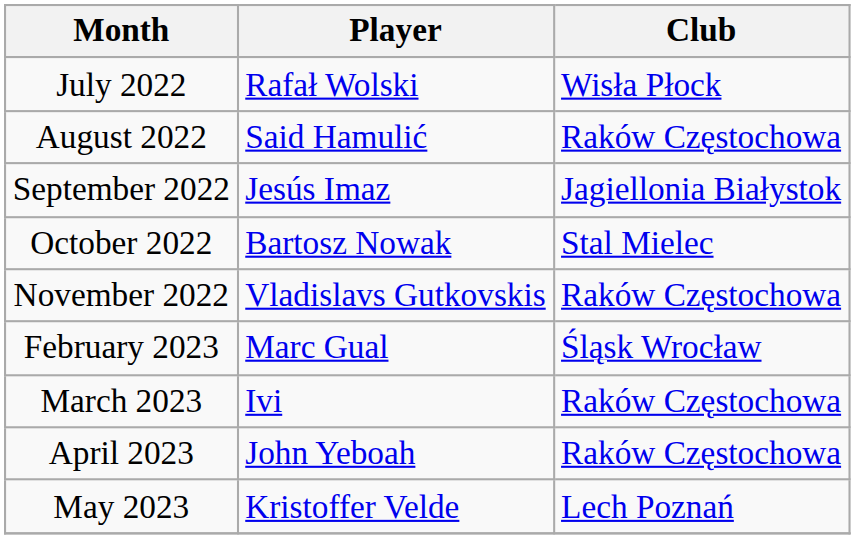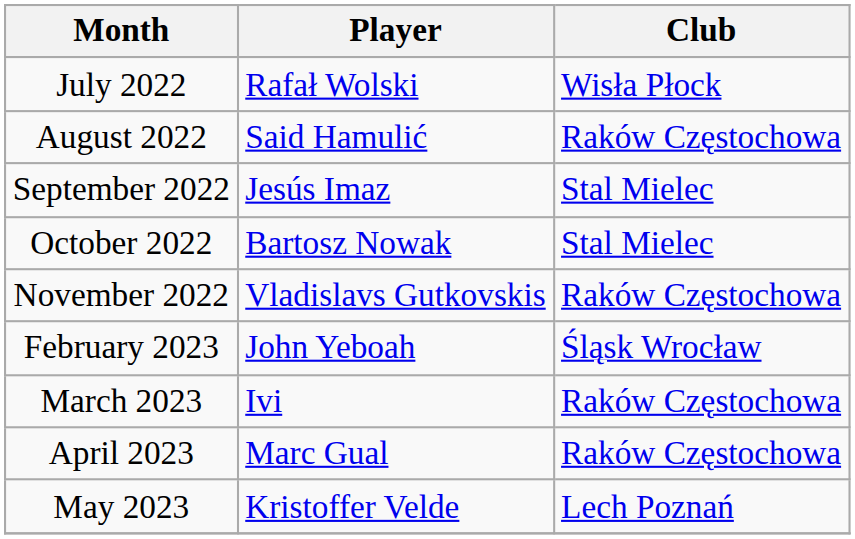(701, 189) Jagiellonia Białystok -> (637, 189) Stal Mielec
(317, 347) Marc Gual -> (330, 347) John Yeboah
(330, 453) John Yeboah -> (317, 453) Marc Gual
